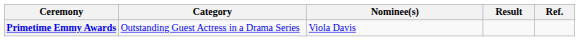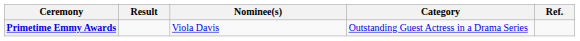columns swapped: (212, 12) <-> (509, 12)
